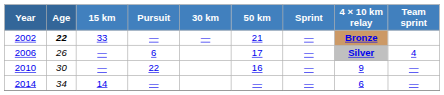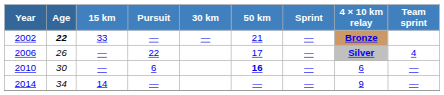(154, 53) 6 -> (154, 53) 22
(154, 68) 22 -> (154, 68) 6
(257, 68) normal -> (257, 68) bold
(361, 68) 9 -> (361, 68) 6
(361, 83) 6 -> (361, 83) 9
